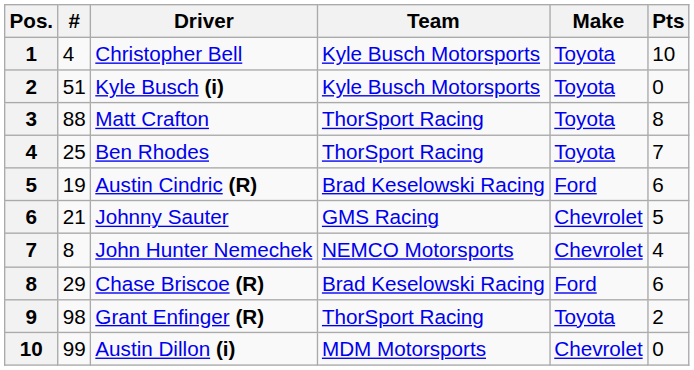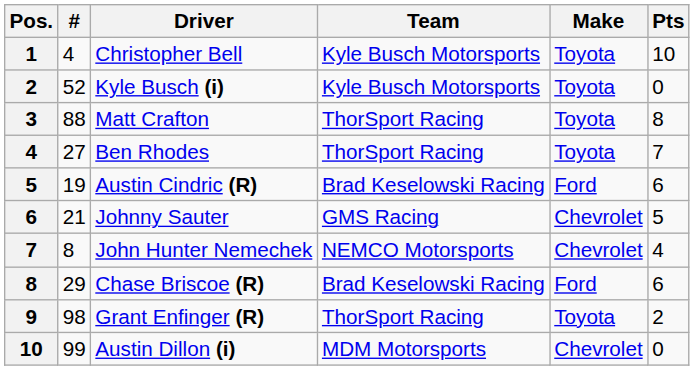(74, 87) 51 -> (74, 87) 52
(74, 152) 25 -> (74, 152) 27
